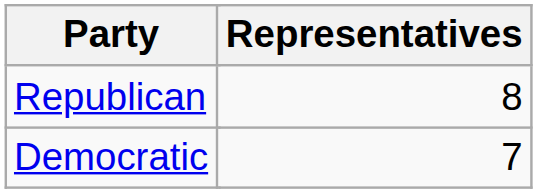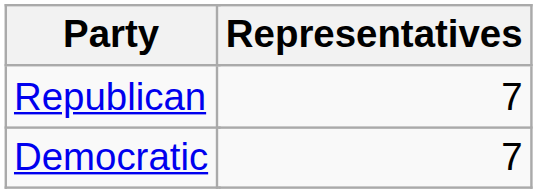(512, 95) 8 -> (512, 95) 7
